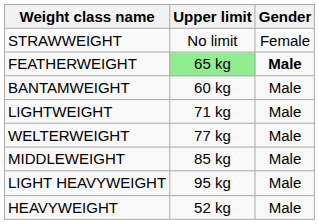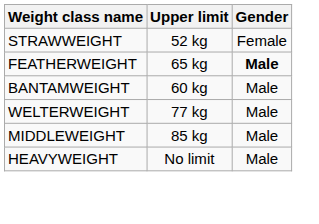(212, 40) No limit -> (189, 40) 52 kg
(212, 64) lightgreen background -> (189, 64) no background
- row: (60, 112)
- row: (87, 183)
(212, 207) 52 kg -> (189, 160) No limit
